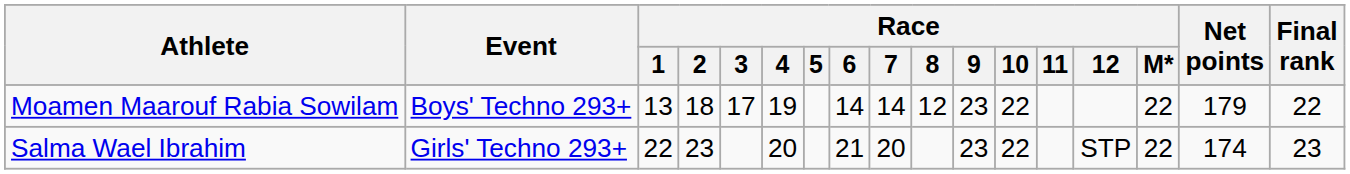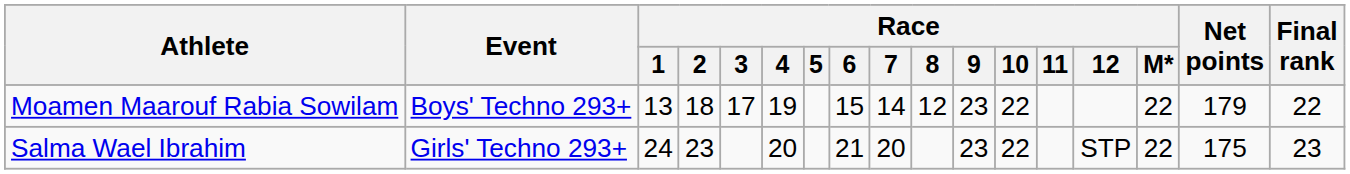(850, 106) 14 -> (850, 106) 15
(658, 148) 22 -> (658, 148) 24
(1225, 148) 174 -> (1225, 148) 175
